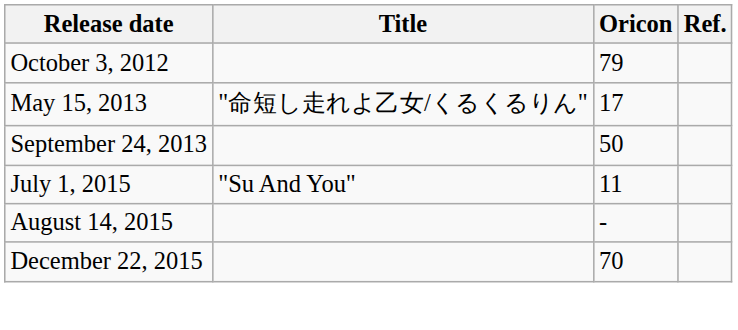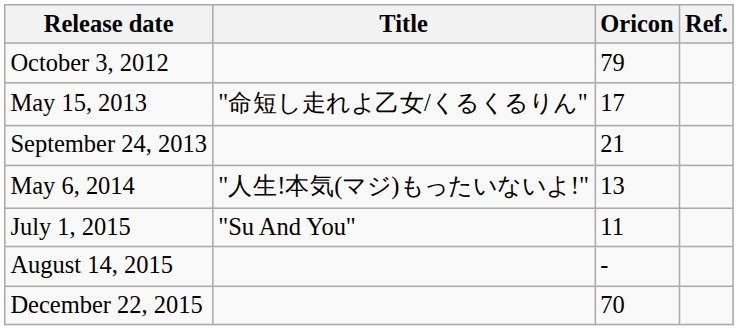(611, 144) 50 -> (613, 144) 21
+ row: (73, 186)
